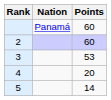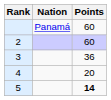(89, 57) 53 -> (89, 57) 36
(89, 88) normal -> (89, 88) bold
